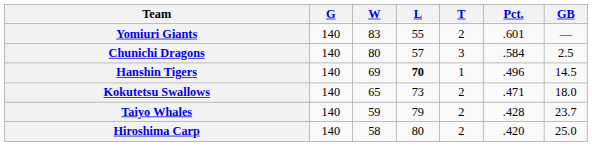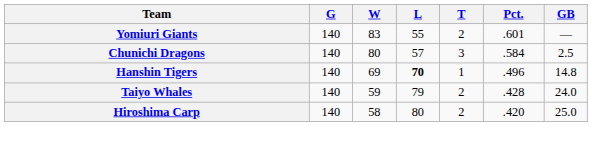(566, 72) 14.5 -> (566, 72) 14.8
- row: (157, 92)
(566, 111) 23.7 -> (566, 92) 24.0
